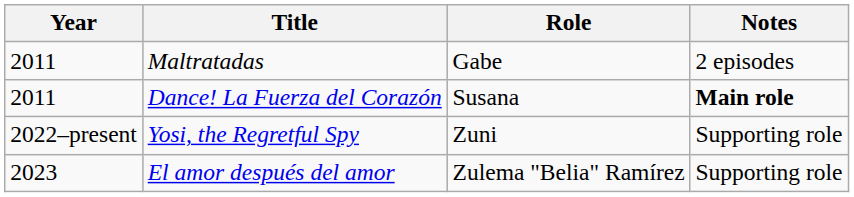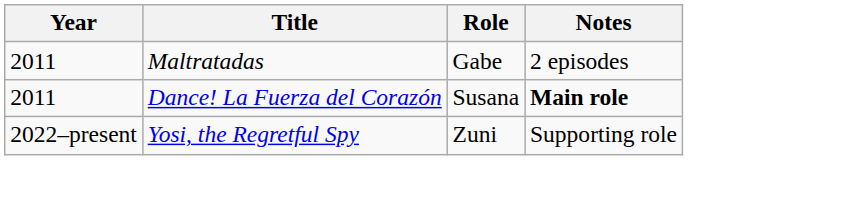- row: (271, 172)
